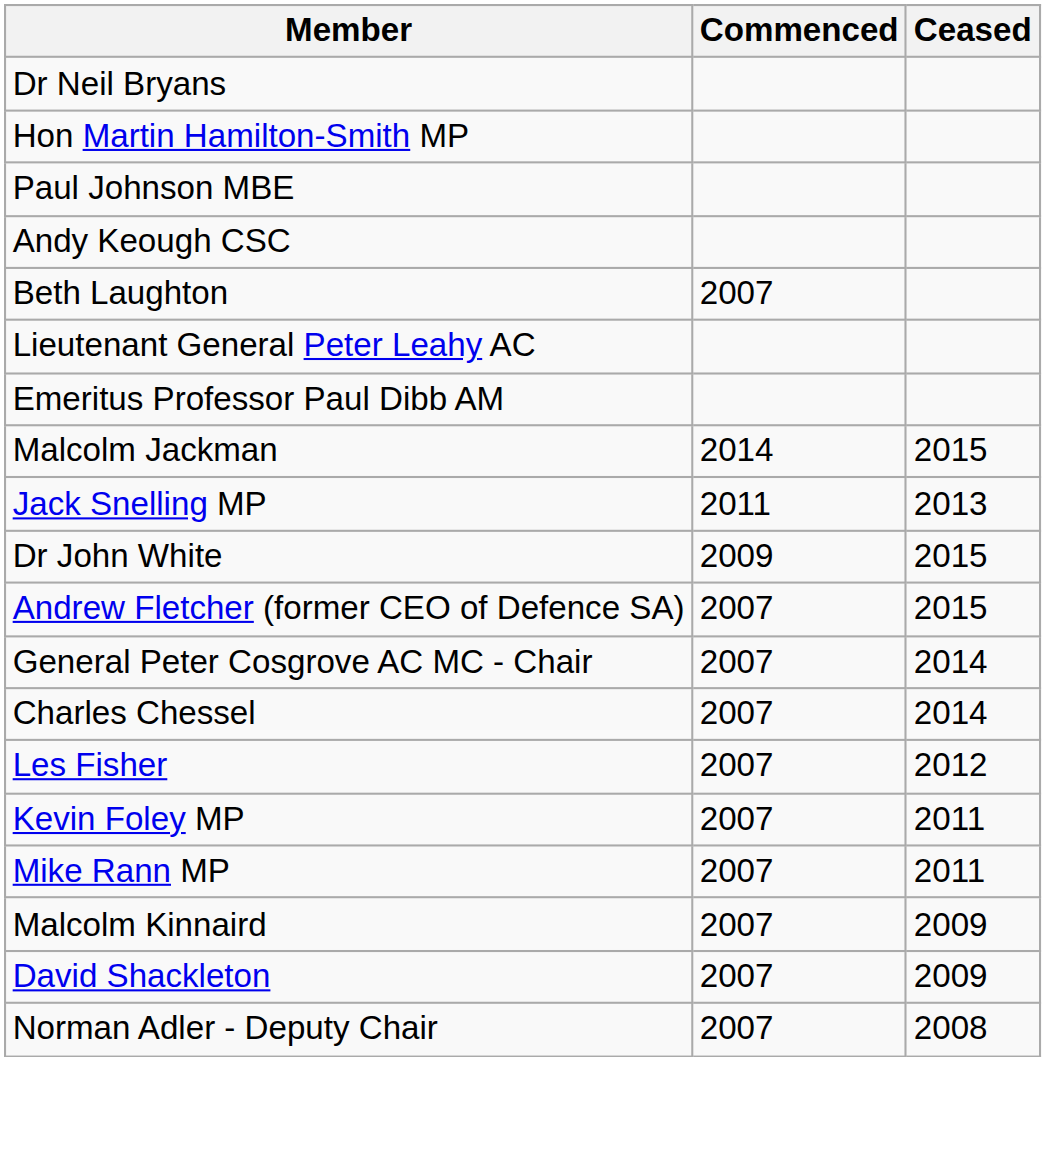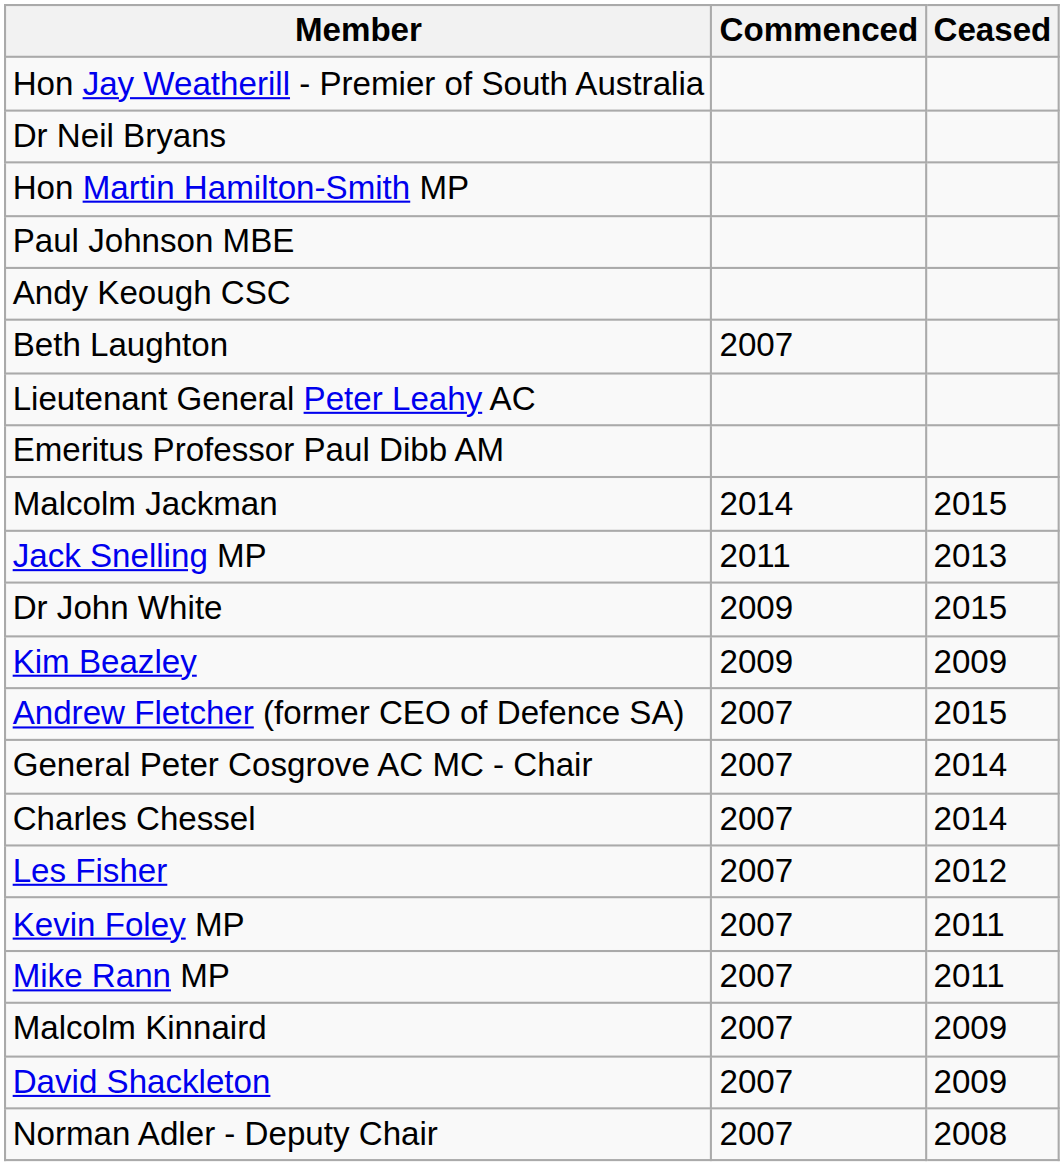+ row: (358, 83)
+ row: (105, 661)
